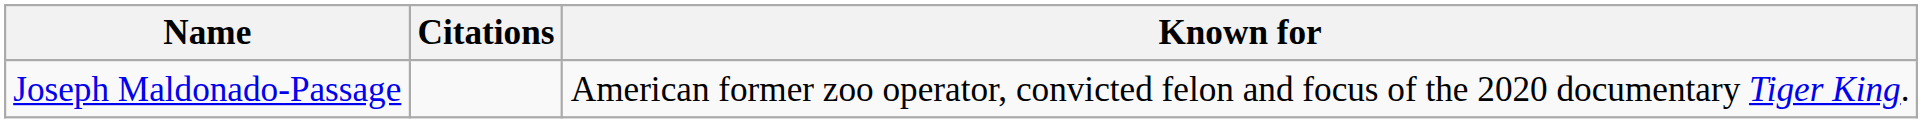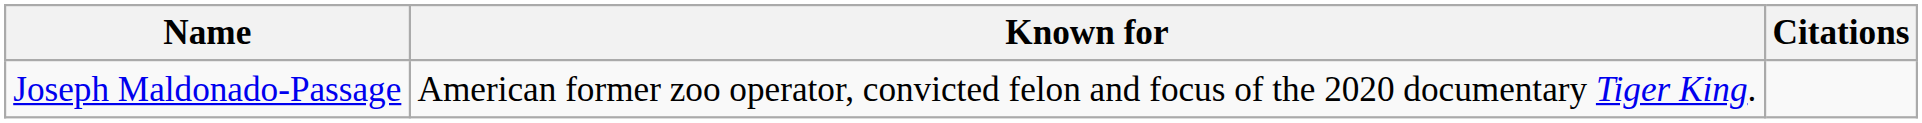columns swapped: (1240, 32) <-> (486, 32)
